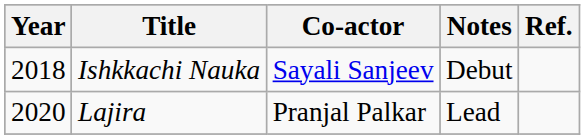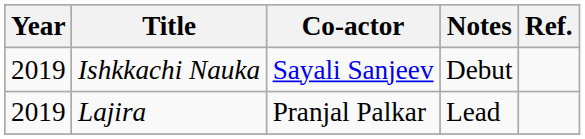(38, 69) 2018 -> (38, 69) 2019
(38, 112) 2020 -> (38, 112) 2019
